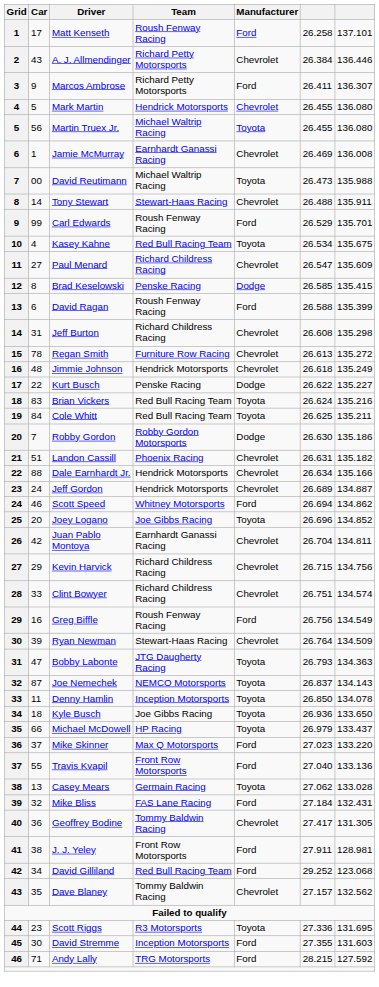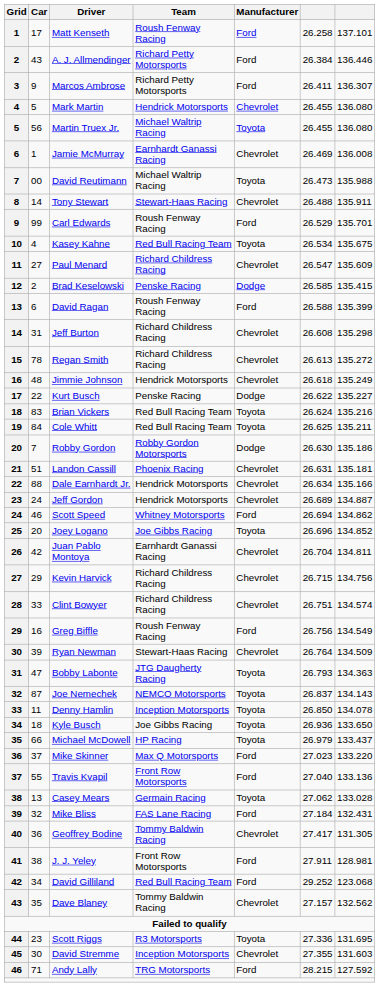(257, 59) Chevrolet -> (246, 59) Ford
(34, 285) 8 -> (34, 285) 2
(182, 354) Furniture Row Racing -> (174, 359) Richard Childress Racing
(355, 458) 135.182 -> (355, 469) 135.181
(246, 943) Ford -> (257, 954) Chevrolet
